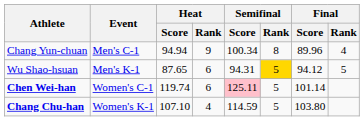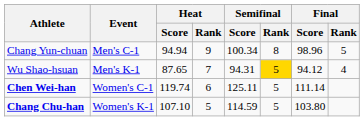(310, 51) 89.96 -> (310, 51) 98.96
(344, 51) 4 -> (344, 51) 5
(208, 69) 6 -> (208, 69) 7
(344, 69) 5 -> (344, 69) 4
(242, 88) pink background -> (242, 88) no background
(310, 88) 101.14 -> (310, 88) 111.14
(208, 106) 4 -> (208, 106) 5
